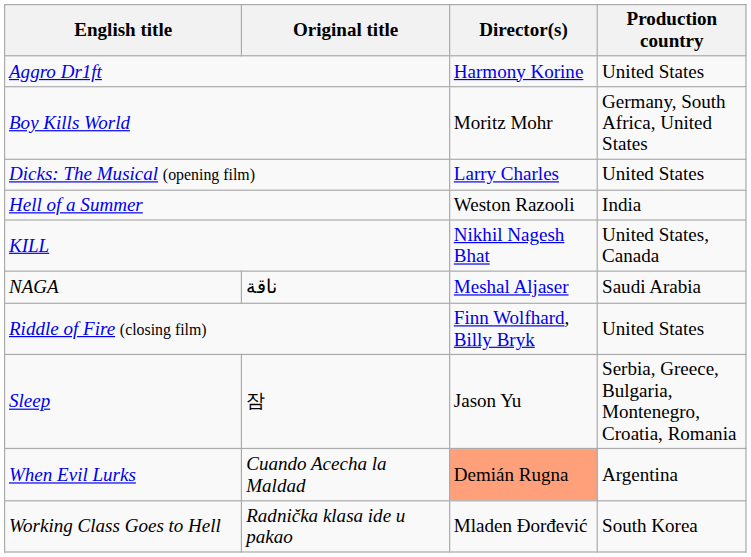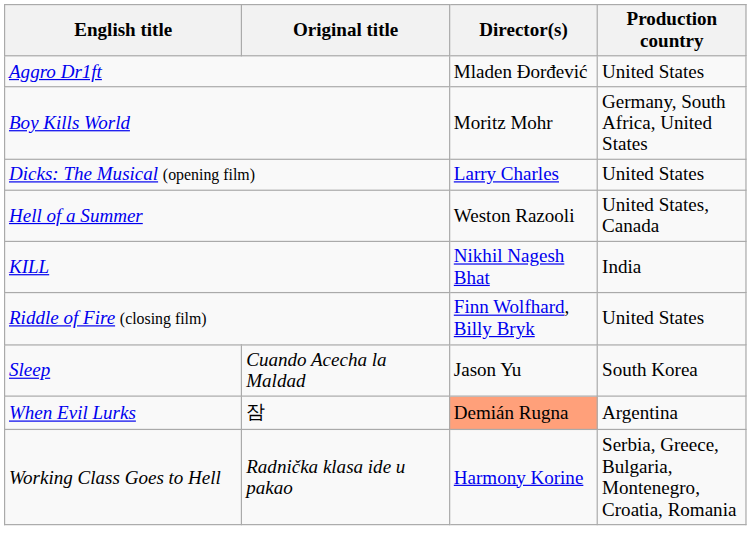(519, 71) Harmony Korine -> (521, 71) Mladen Đorđević
(622, 204) India -> (655, 215) United States, Canada
(655, 245) United States, Canada -> (622, 266) India
- row: (34, 287)
(256, 400) 잠 -> (316, 370) Cuando Acecha la Maldad
(669, 401) Serbia, Greece, Bulgaria, Montenegro, Croatia, Romania -> (650, 370) South Korea
(316, 474) Cuando Acecha la Maldad -> (256, 412) 잠
(521, 526) Mladen Đorđević -> (519, 477) Harmony Korine
(650, 526) South Korea -> (669, 477) Serbia, Greece, Bulgaria, Montenegro, Croatia, Romania
